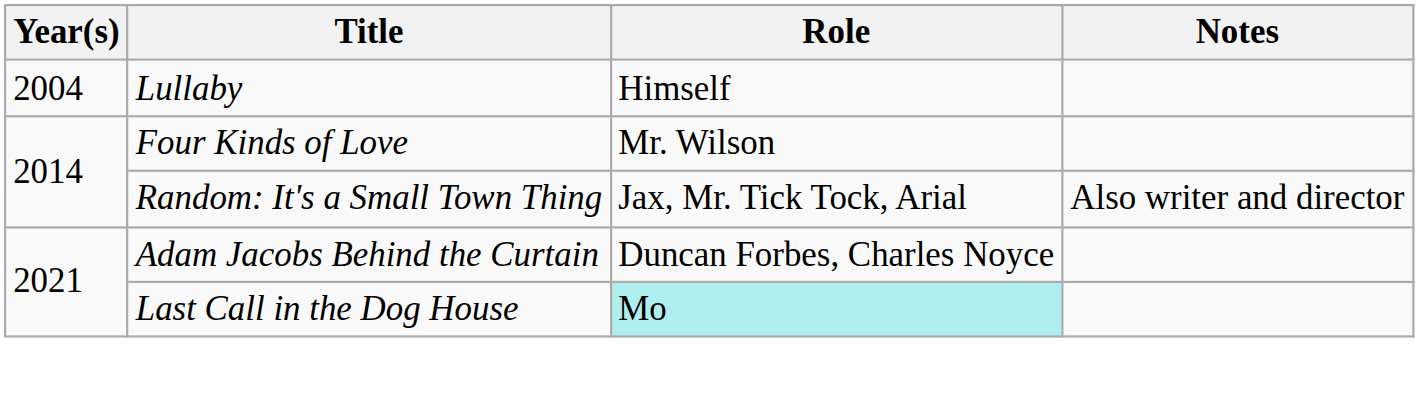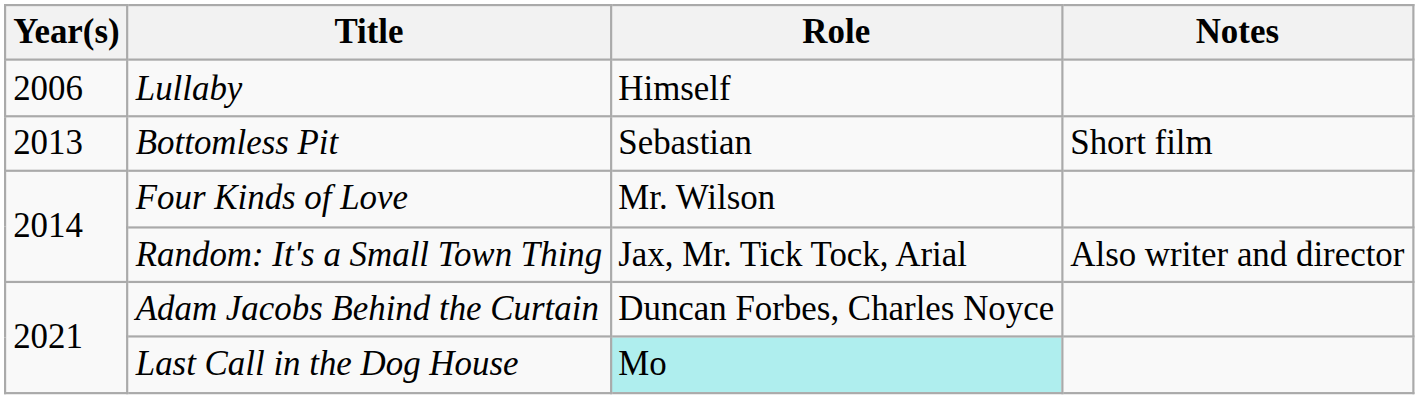(48, 87) 2004 -> (48, 87) 2006
+ row: (237, 142)
